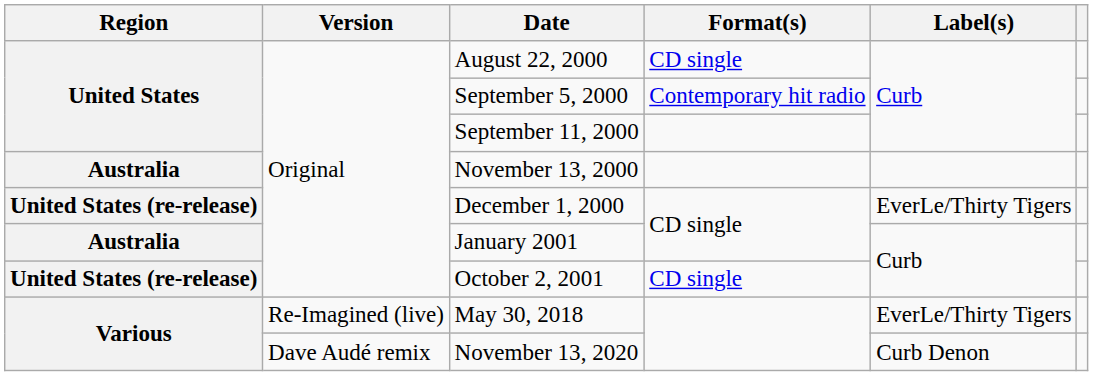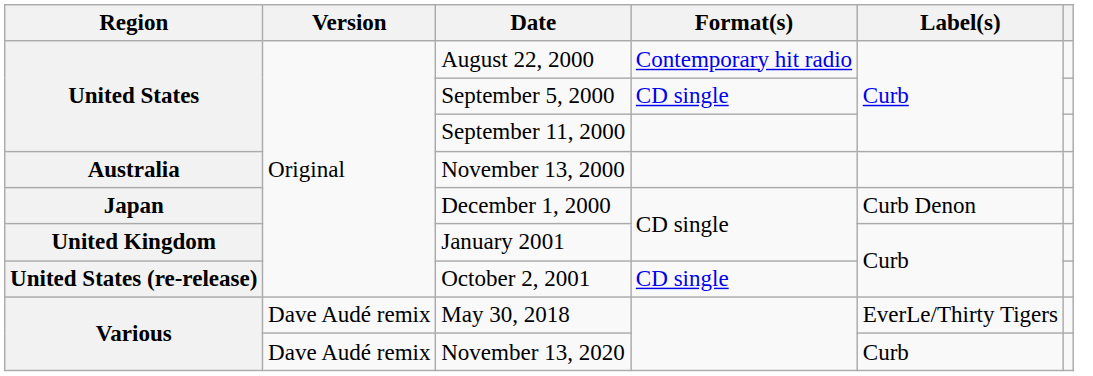(696, 59) CD single -> (744, 59) Contemporary hit radio
(757, 95) Contemporary hit radio -> (682, 95) CD single
(134, 205) United States (re-release) -> (134, 205) Japan
(974, 205) EverLe/Thirty Tigers -> (919, 205) Curb Denon
(134, 242) Australia -> (134, 242) United Kingdom
(356, 315) Re-Imagined (live) -> (349, 315) Dave Audé remix
(933, 351) Curb Denon -> (886, 351) Curb
